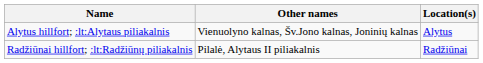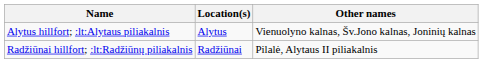columns swapped: (308, 13) <-> (449, 13)
